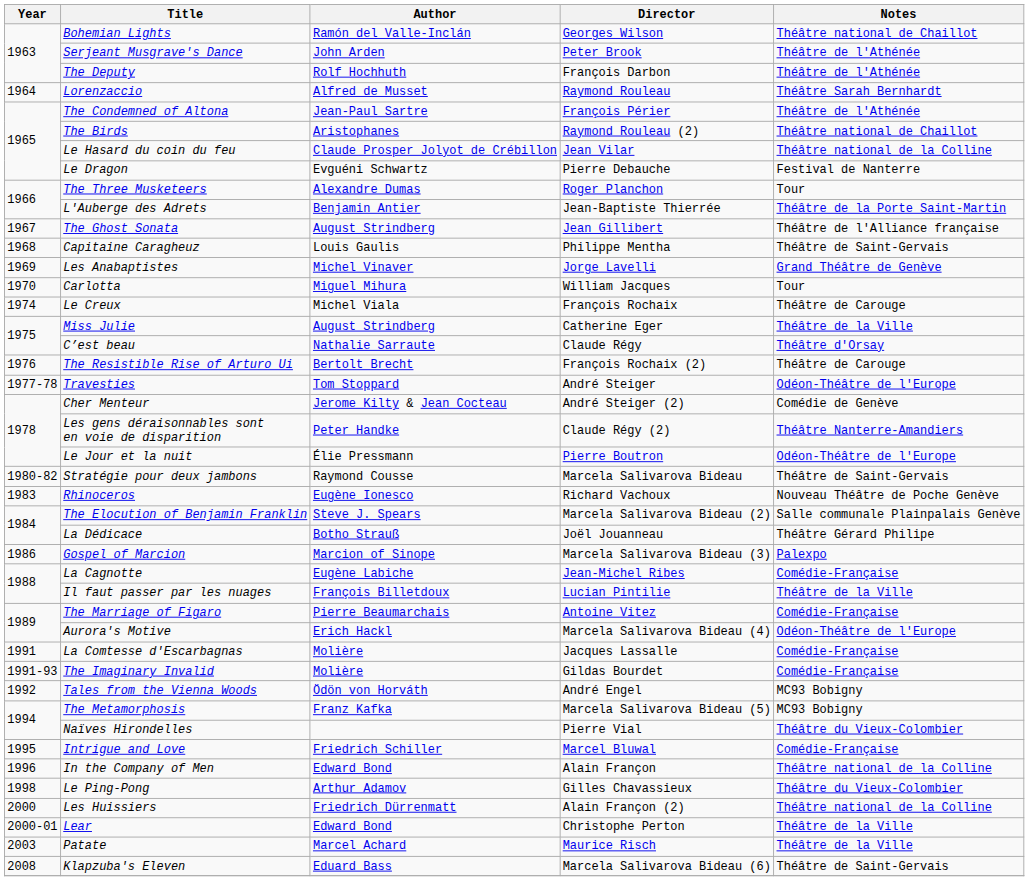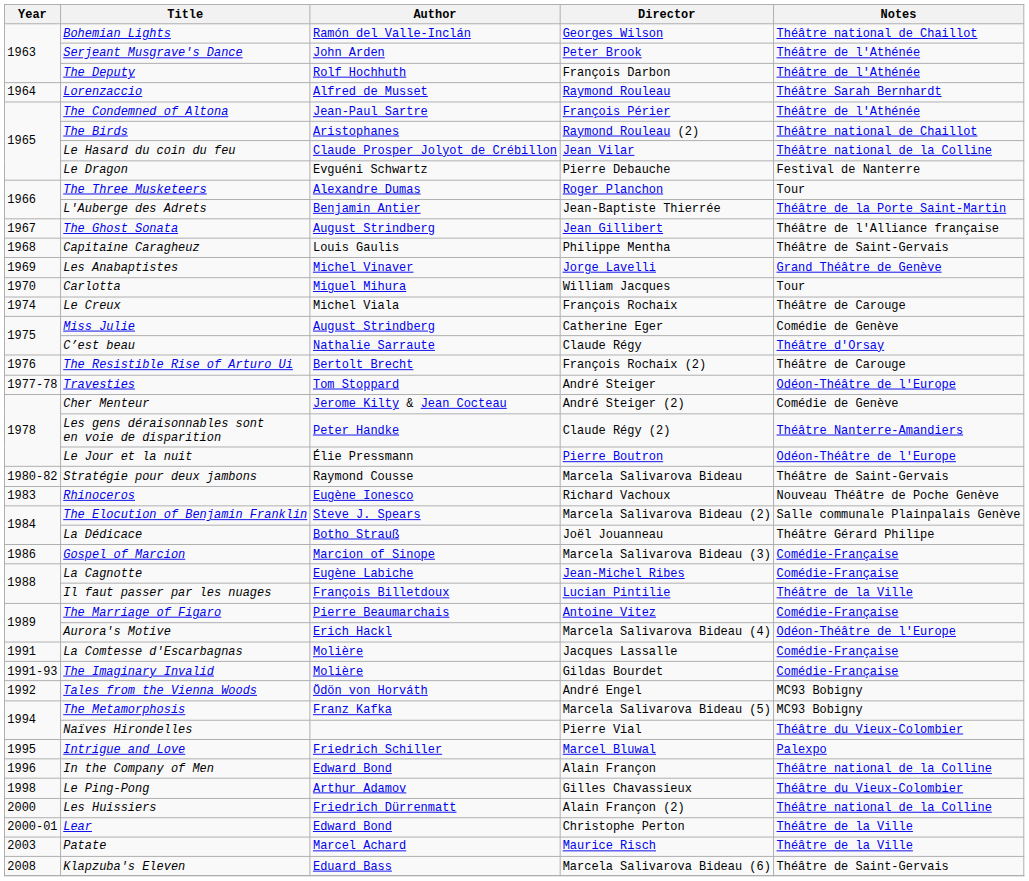(845, 326) Théâtre de la Ville -> (838, 326) Comédie de Genève
(802, 554) Palexpo -> (838, 554) Comédie-Française
(838, 749) Comédie-Française -> (802, 749) Palexpo
